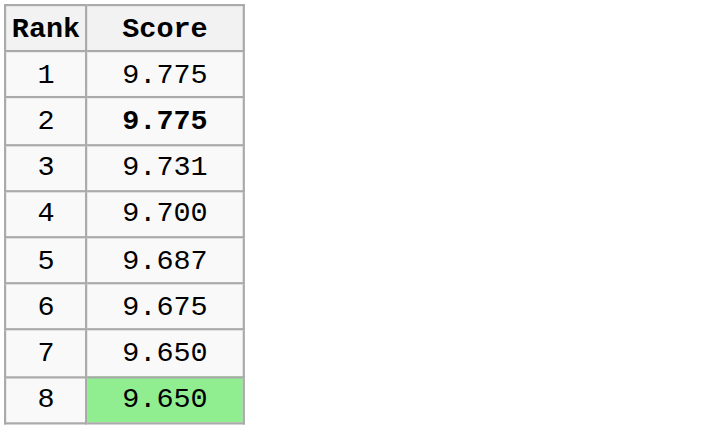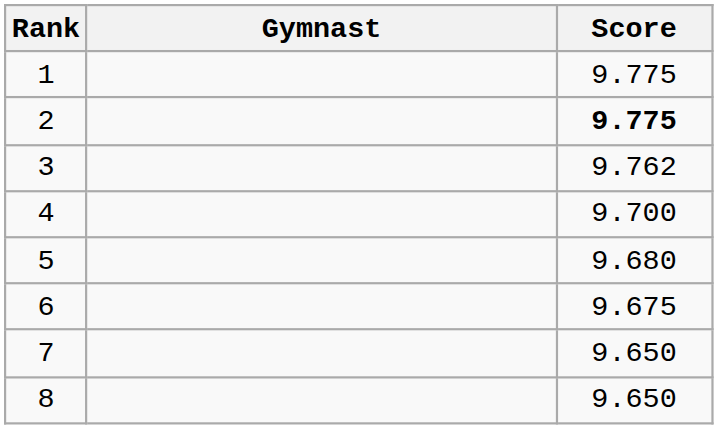+ column: (322, 28)
(165, 167) 9.731 -> (634, 167) 9.762
(165, 260) 9.687 -> (634, 260) 9.680
(165, 400) lightgreen background -> (634, 400) no background
